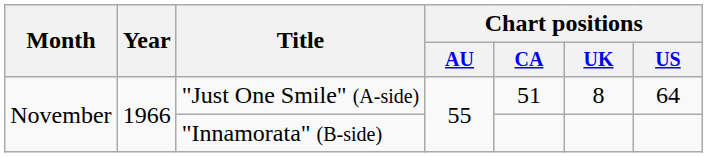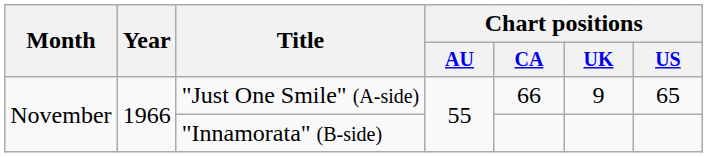(529, 95) 51 -> (529, 95) 66
(598, 95) 8 -> (598, 95) 9
(668, 95) 64 -> (668, 95) 65
